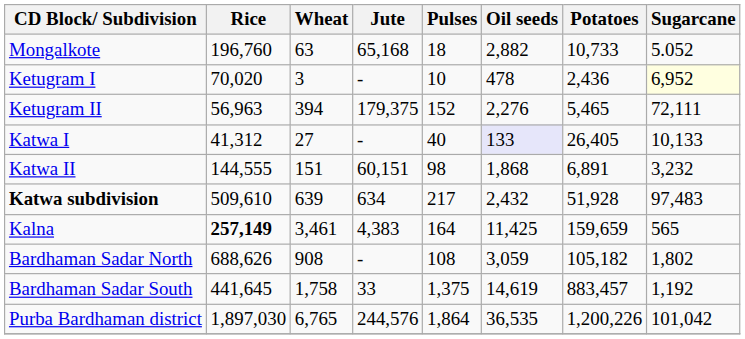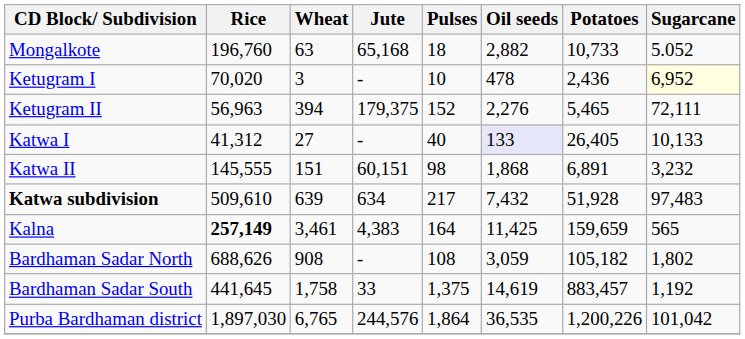(241, 169) 144,555 -> (241, 169) 145,555
(507, 199) 2,432 -> (507, 199) 7,432
